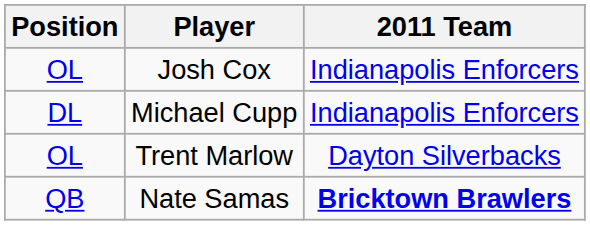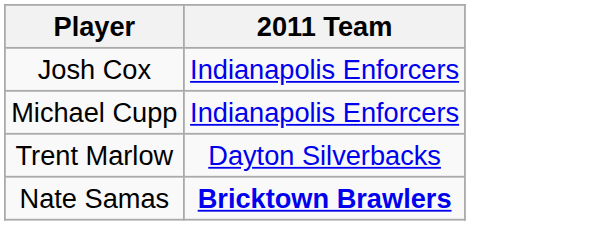- column: (65, 27)
